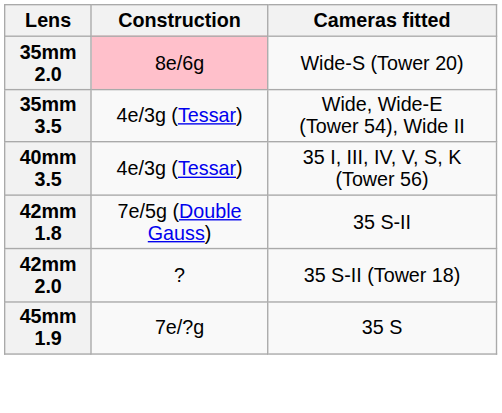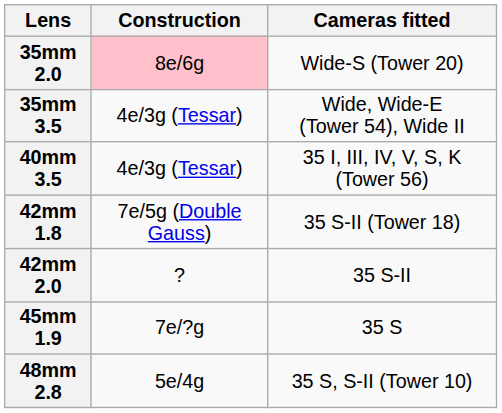(382, 222) 35 S-II -> (382, 222) 35 S-II (Tower 18)
(382, 275) 35 S-II (Tower 18) -> (382, 275) 35 S-II
+ row: (48, 381)
